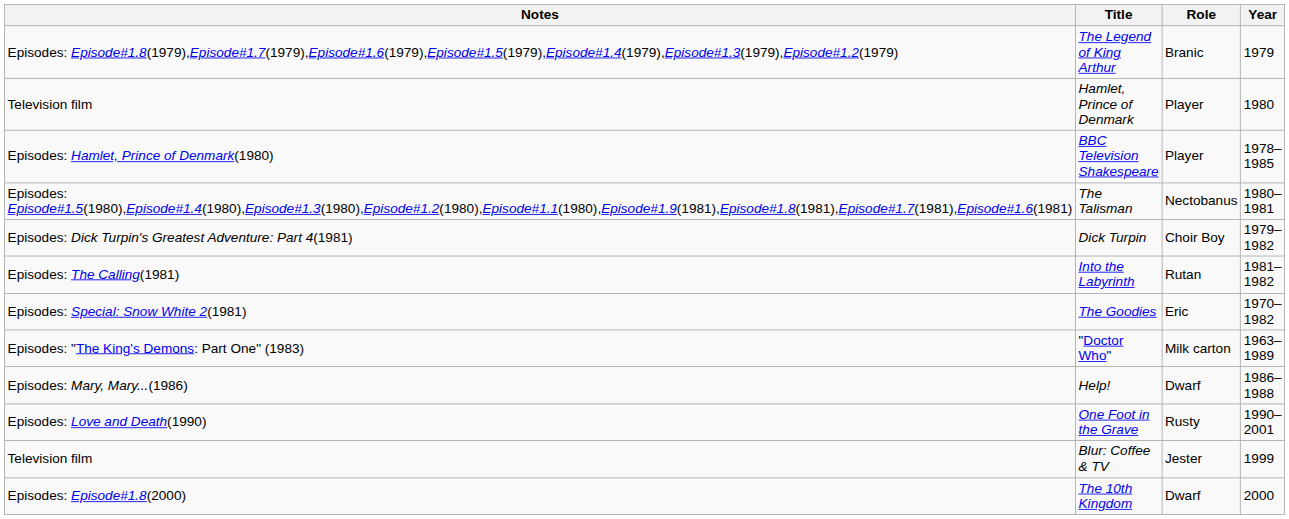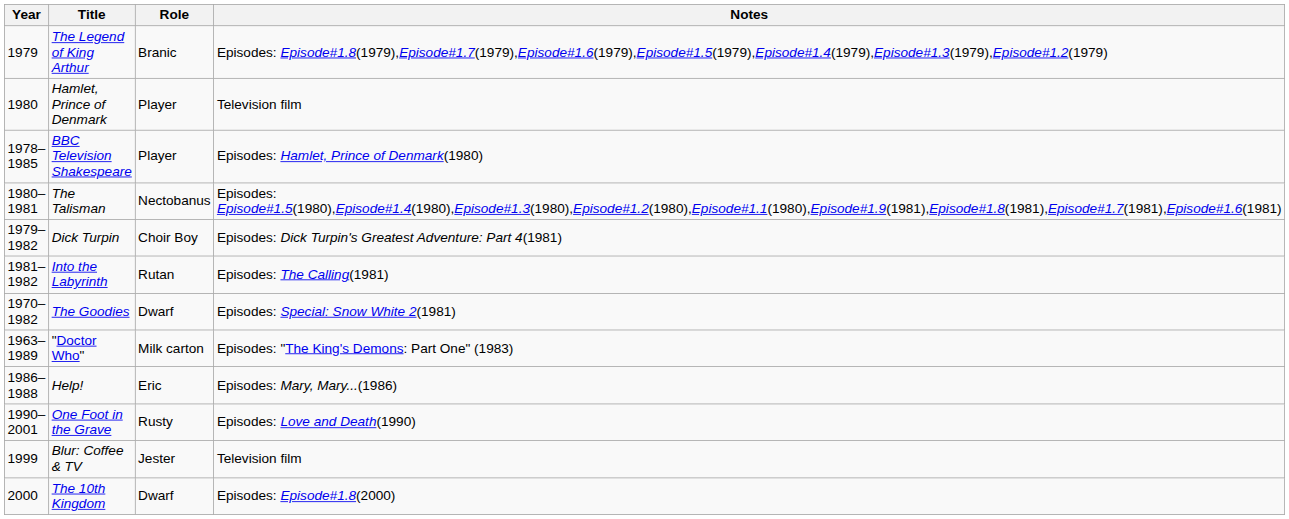columns swapped: (1263, 15) <-> (540, 15)
(1177, 311) Eric -> (156, 311) Dwarf
(1183, 385) Dwarf -> (150, 385) Eric
